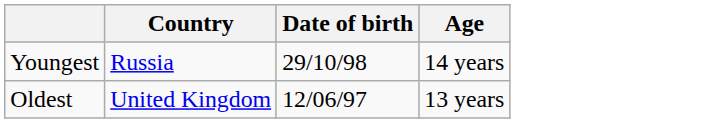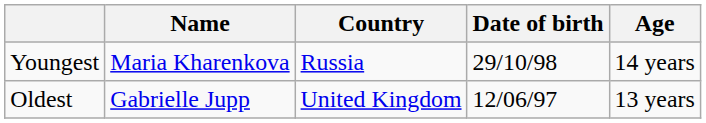+ column: (200, 23)
